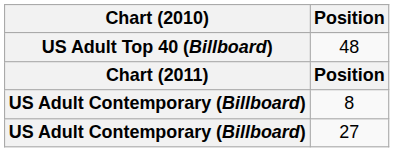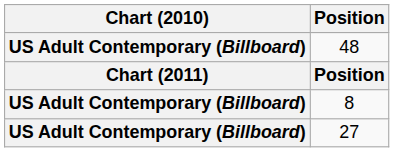(157, 47) US Adult Top 40 (Billboard) -> (157, 47) US Adult Contemporary (Billboard)
